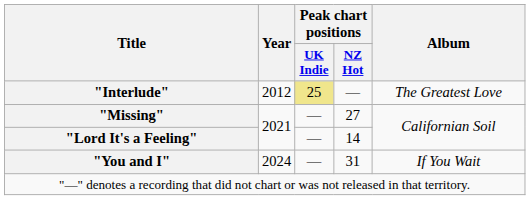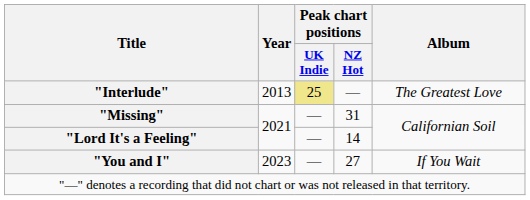(277, 92) 2012 -> (277, 92) 2013
(353, 115) 27 -> (353, 115) 31
(277, 161) 2024 -> (277, 161) 2023
(353, 161) 31 -> (353, 161) 27
